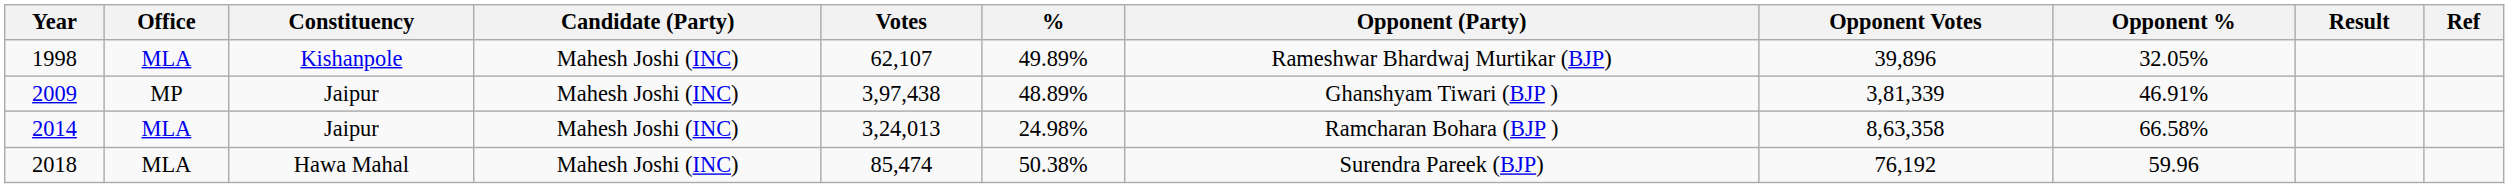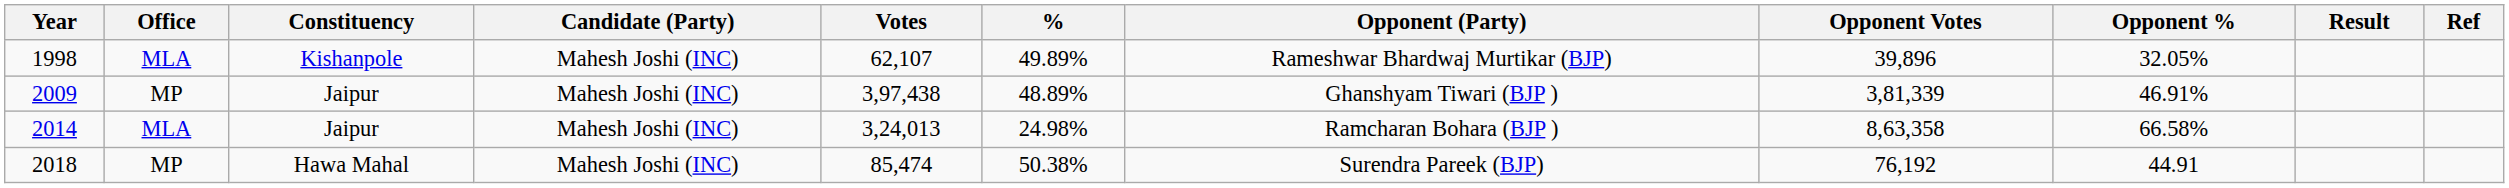(166, 164) MLA -> (166, 164) MP
(2174, 164) 59.96 -> (2174, 164) 44.91
